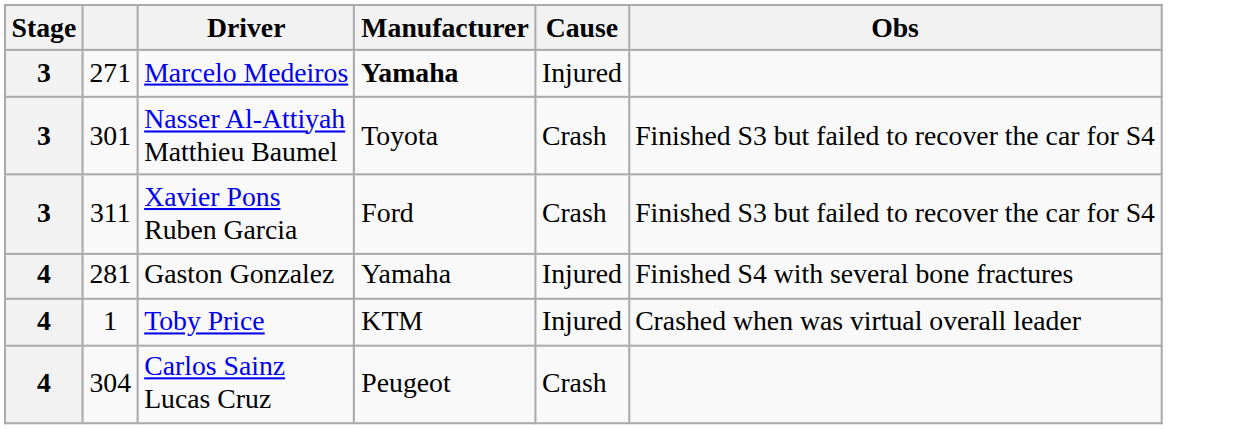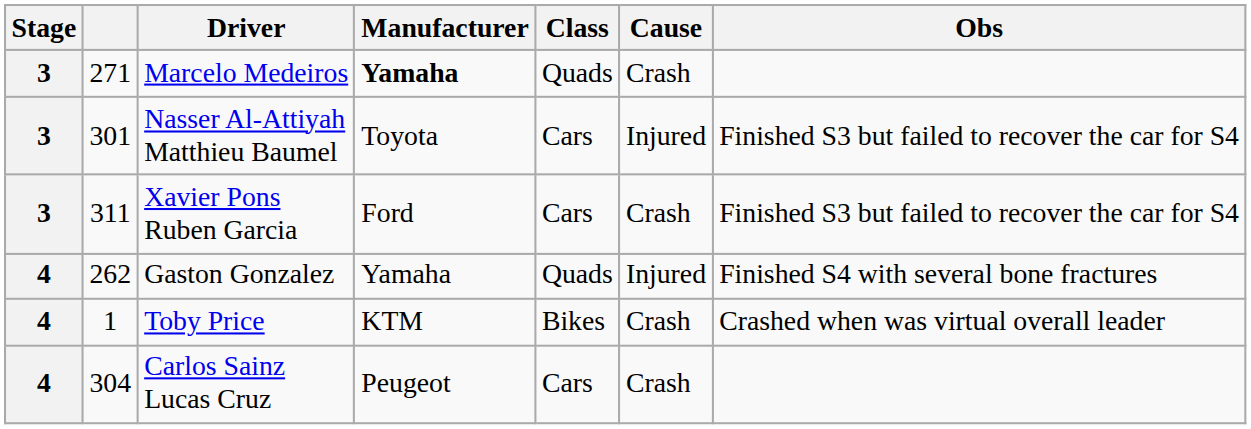+ column: (577, 26)
(582, 72) Injured -> (658, 72) Crash
(574, 134) Crash -> (666, 134) Injured
(110, 275) 281 -> (110, 275) 262
(582, 321) Injured -> (658, 321) Crash
